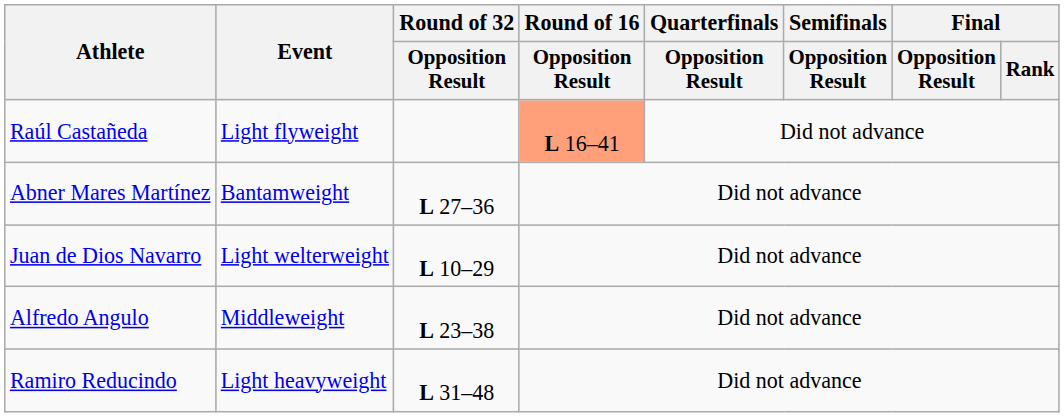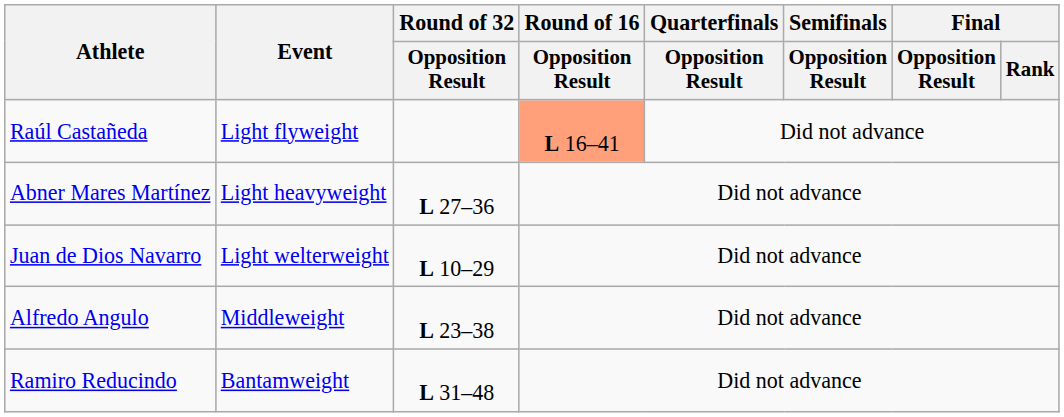(285, 193) Bantamweight -> (304, 193) Light heavyweight
(304, 380) Light heavyweight -> (285, 380) Bantamweight
